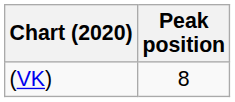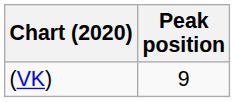(184, 79) 8 -> (184, 79) 9
